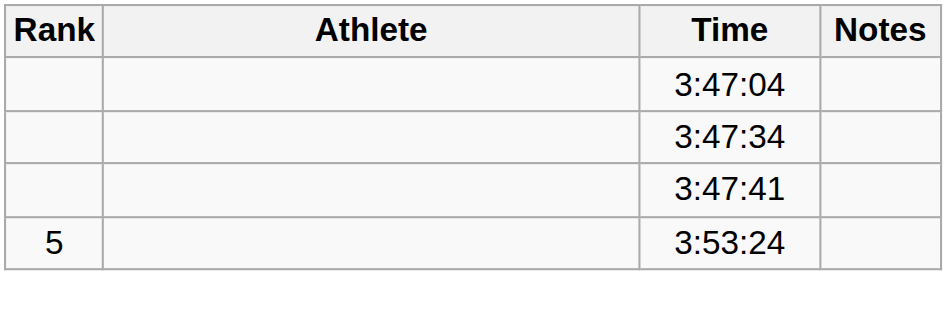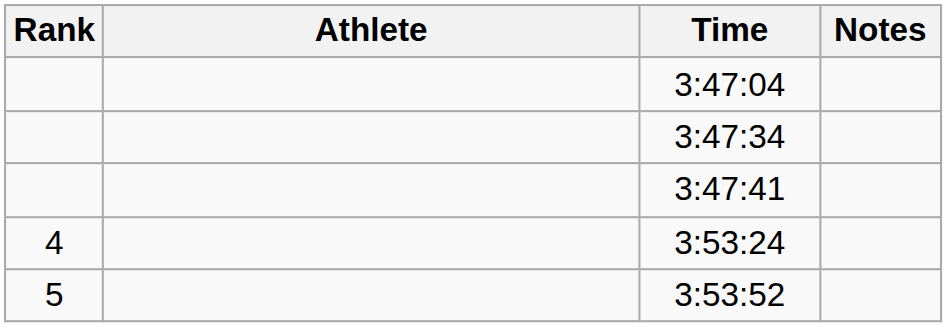(54, 242) 5 -> (54, 242) 4
+ row: (730, 294)
